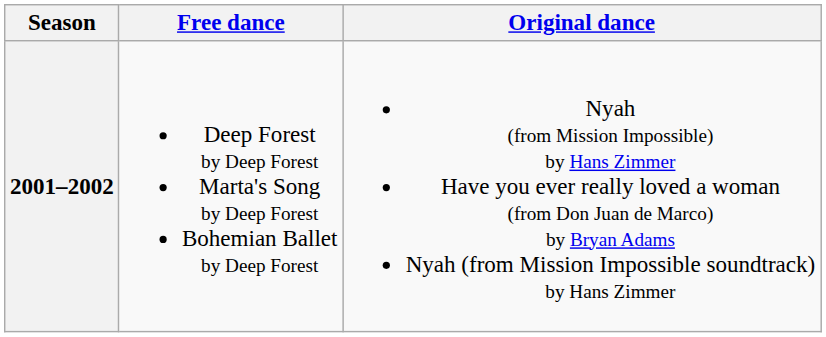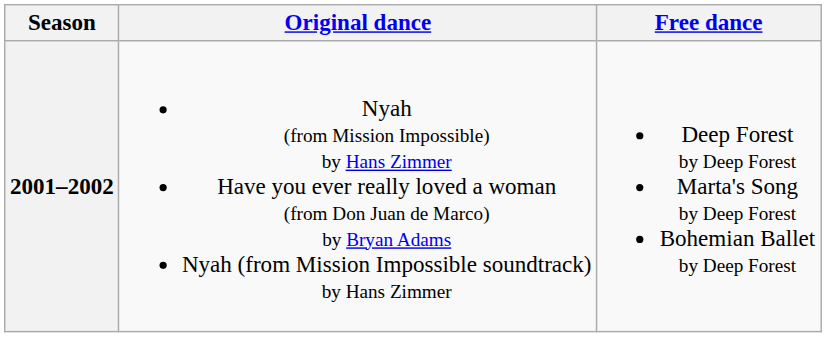columns swapped: (582, 22) <-> (231, 22)
